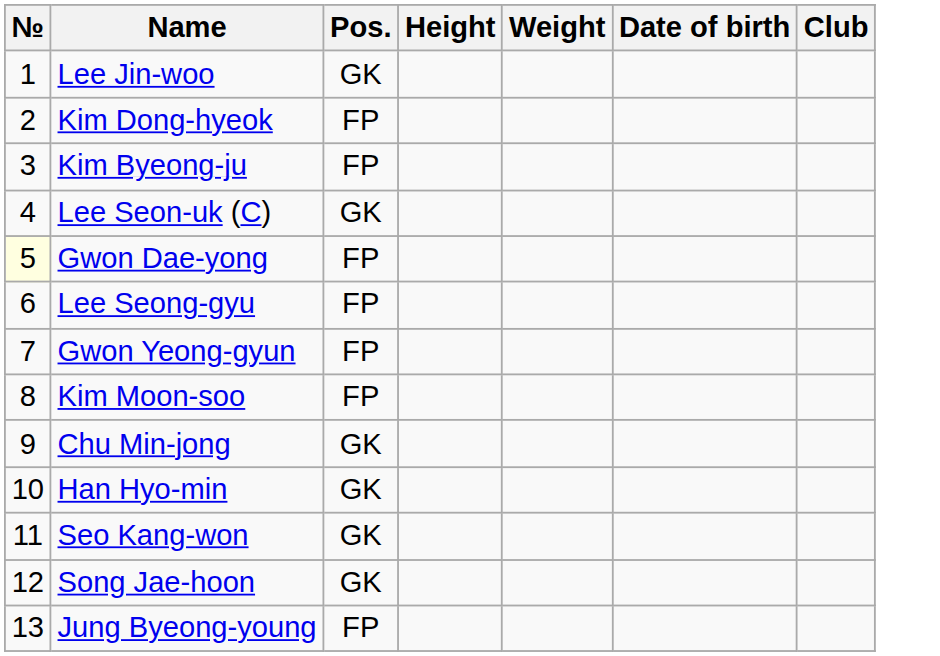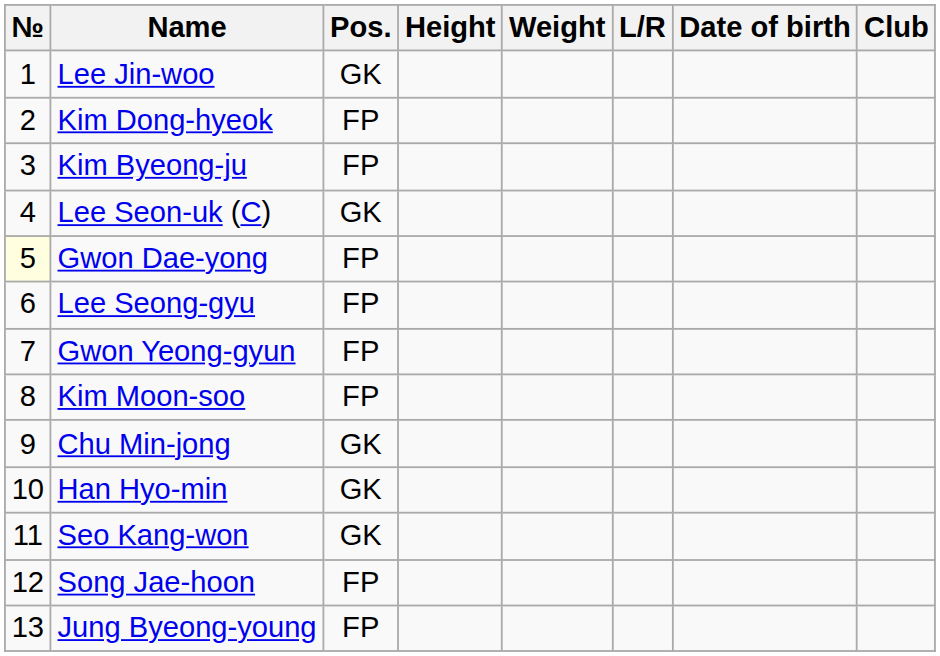+ column: (642, 27)
(361, 581) GK -> (361, 581) FP
